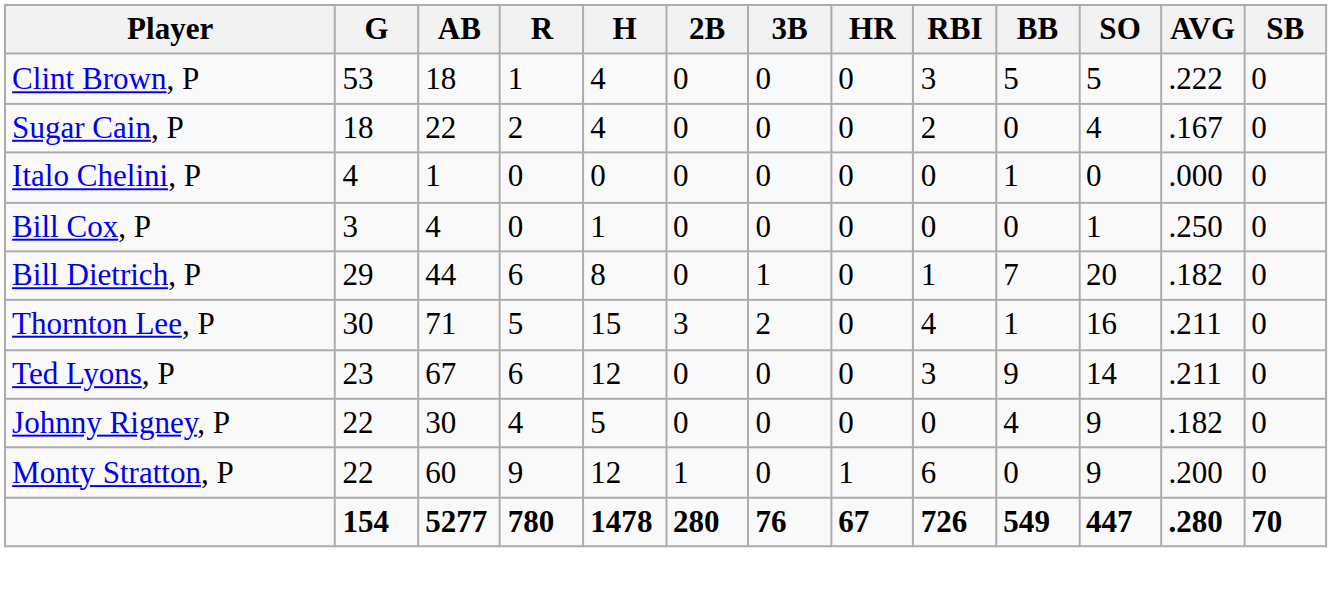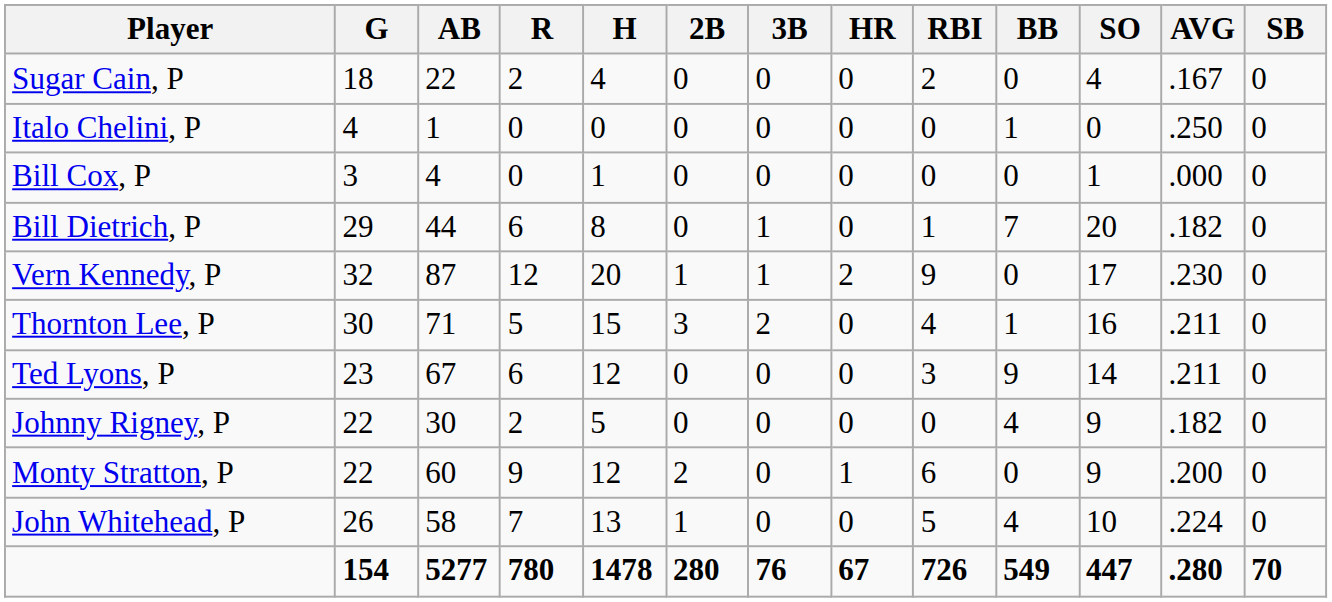- row: (106, 78)
(1196, 176) .000 -> (1196, 127) .250
(1196, 226) .250 -> (1196, 176) .000
+ row: (117, 275)
(515, 422) 4 -> (515, 422) 2
(681, 472) 1 -> (681, 472) 2
+ row: (129, 521)
